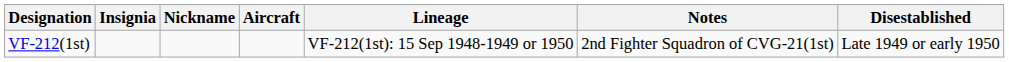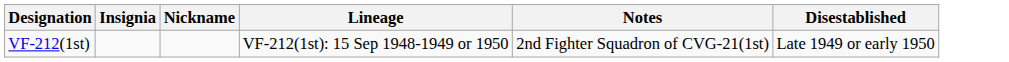- column: (271, 17)
